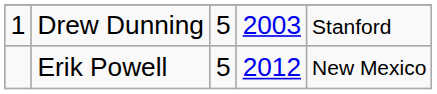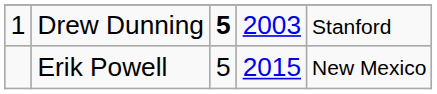(223, 25) normal -> (223, 25) bold
(272, 66) 2012 -> (272, 66) 2015
